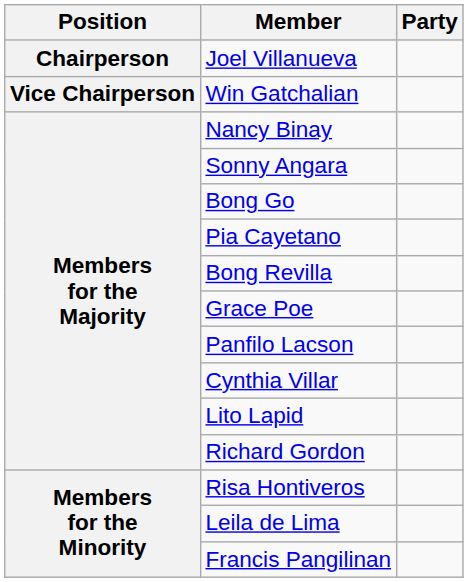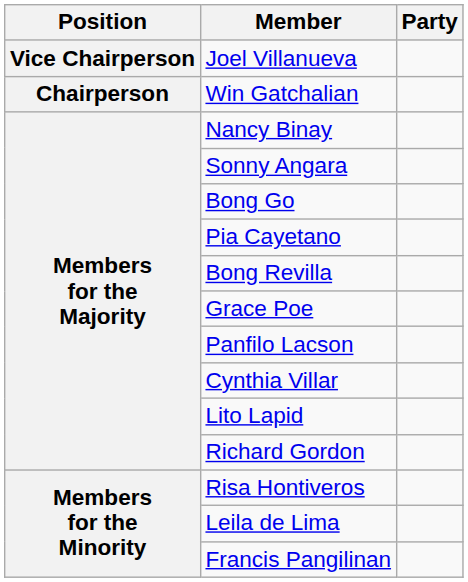(102, 58) Chairperson -> (102, 58) Vice Chairperson
(102, 93) Vice Chairperson -> (102, 93) Chairperson
